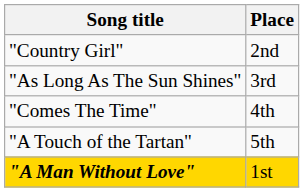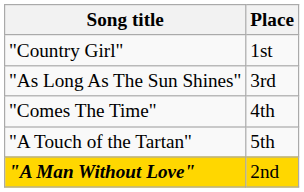(265, 50) 2nd -> (261, 50) 1st
(261, 171) 1st -> (265, 171) 2nd
